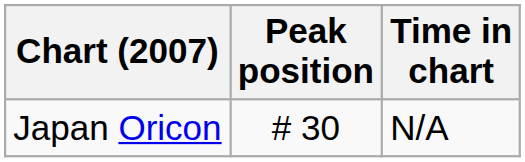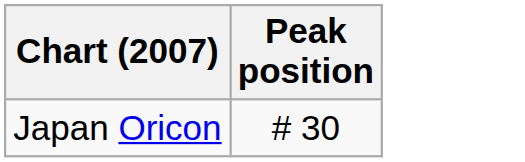- column: (451, 51)
